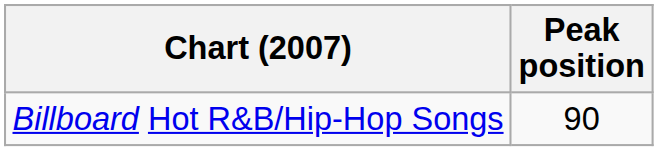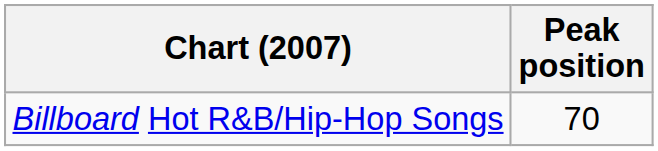(582, 118) 90 -> (582, 118) 70
